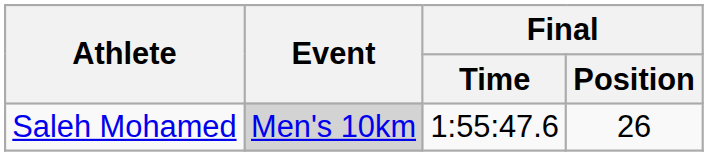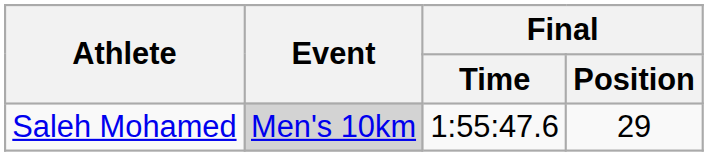(634, 127) 26 -> (634, 127) 29
